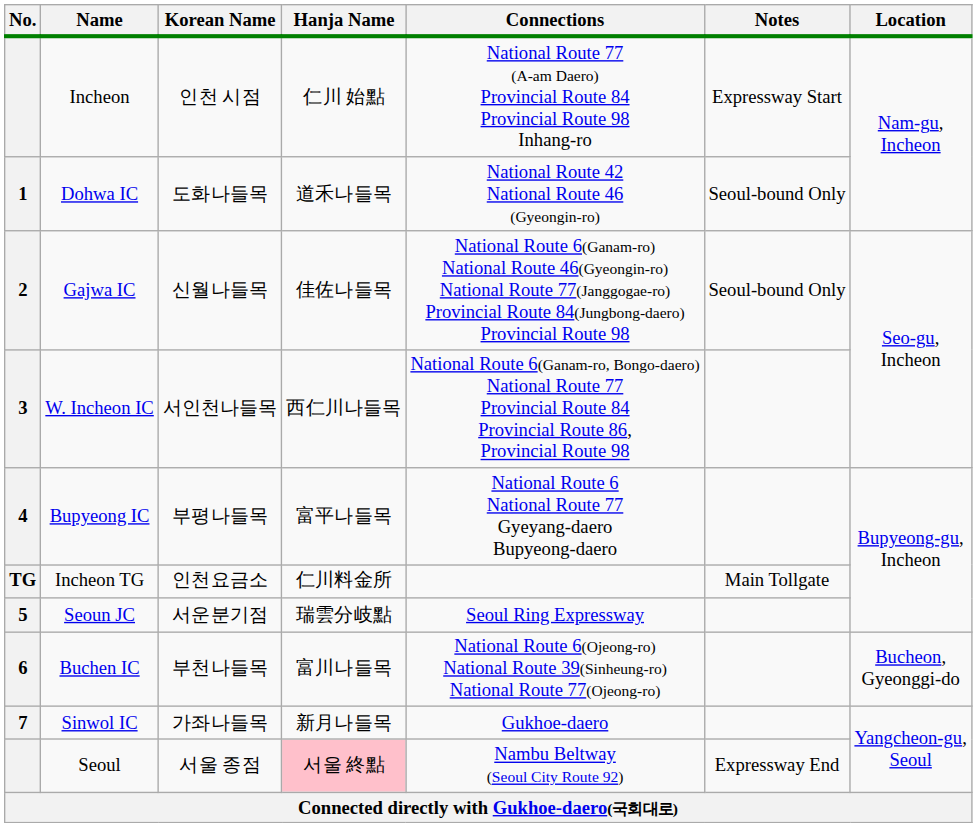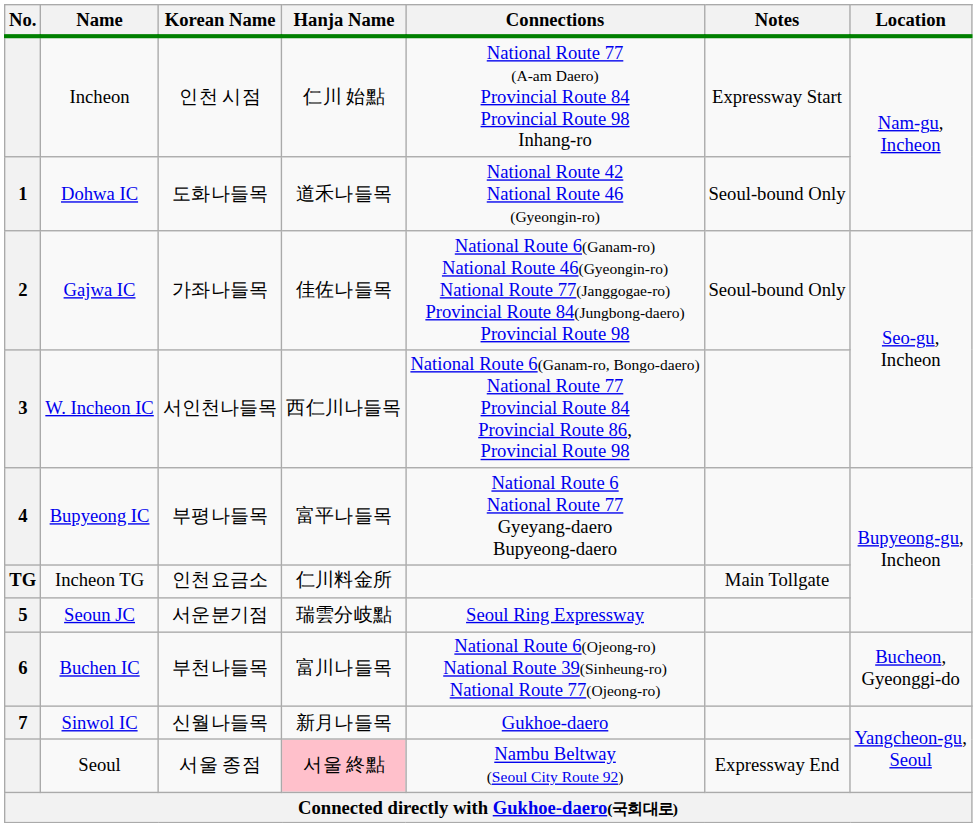(220, 289) 신월나들목 -> (220, 289) 가좌나들목
(220, 722) 가좌나들목 -> (220, 722) 신월나들목
